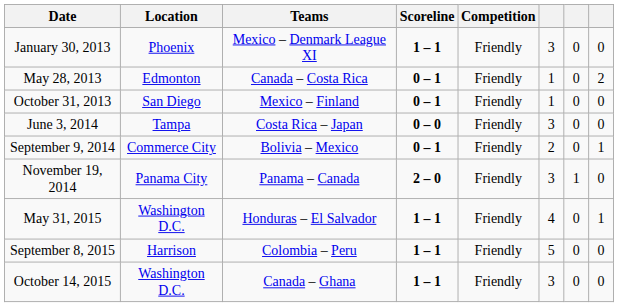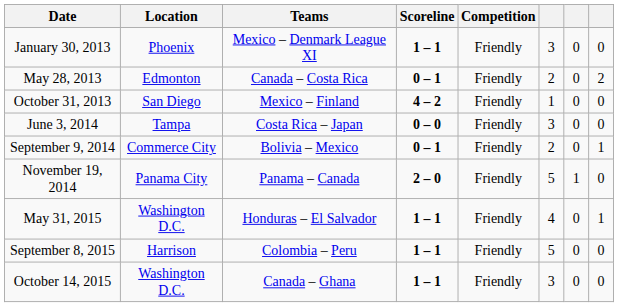(551, 78) 1 -> (551, 78) 2
(427, 101) 0 – 1 -> (427, 101) 4 – 2
(551, 179) 3 -> (551, 179) 5
